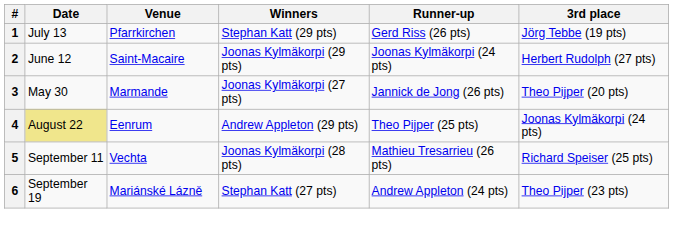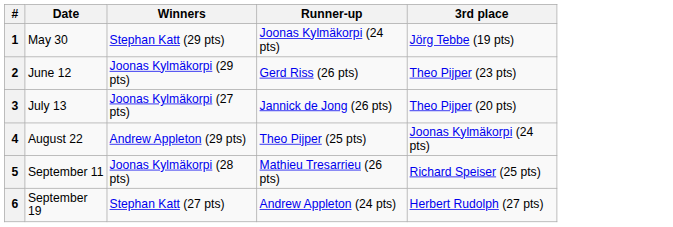- column: (163, 14)
(47, 33) July 13 -> (48, 40) May 30
(421, 33) Gerd Riss (26 pts) -> (321, 40) Joonas Kylmäkorpi (24 pts)
(433, 59) Joonas Kylmäkorpi (24 pts) -> (309, 73) Gerd Riss (26 pts)
(589, 59) Herbert Rudolph (27 pts) -> (463, 73) Theo Pijper (23 pts)
(48, 92) May 30 -> (47, 106) July 13
(55, 125) khaki background -> (55, 139) no background
(575, 191) Theo Pijper (23 pts) -> (477, 205) Herbert Rudolph (27 pts)
